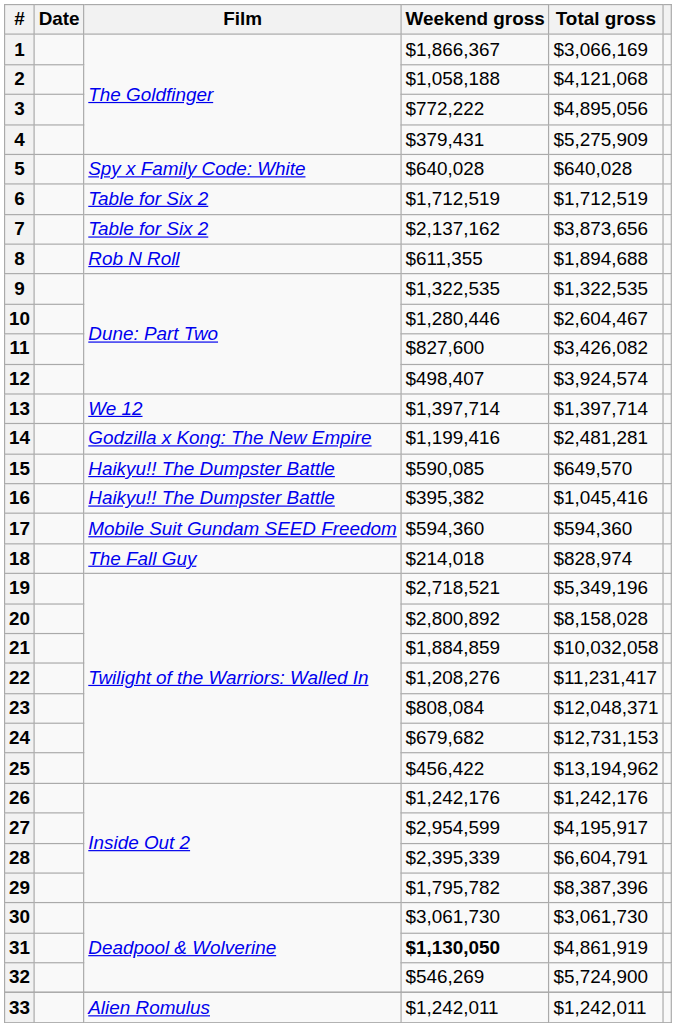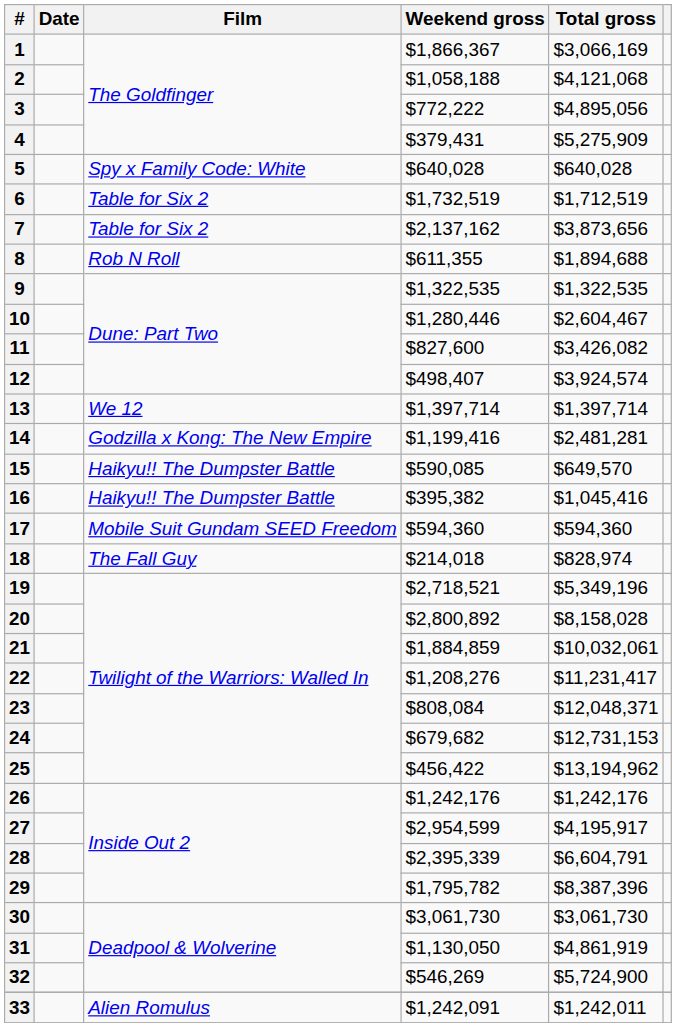(453, 199) $1,712,519 -> (453, 199) $1,732,519
(606, 648) $10,032,058 -> (606, 648) $10,032,061
(453, 947) bold -> (453, 947) normal
(452, 1007) $1,242,011 -> (453, 1007) $1,242,091
